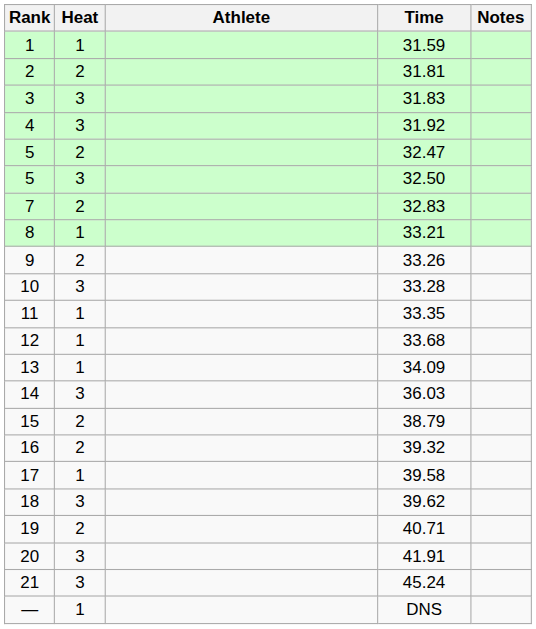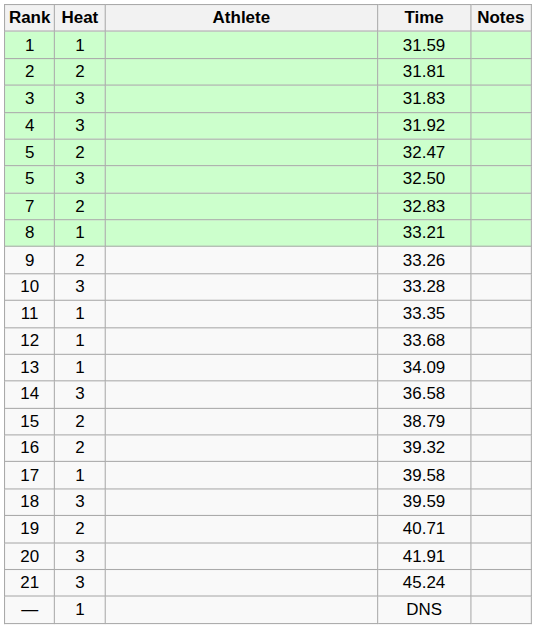(424, 394) 36.03 -> (424, 394) 36.58
(424, 502) 39.62 -> (424, 502) 39.59
